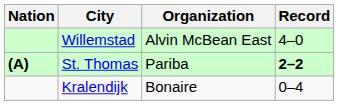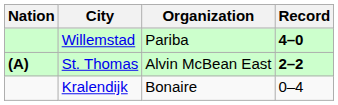(208, 40) Alvin McBean East -> (167, 40) Pariba
(291, 40) normal -> (291, 40) bold
(167, 64) Pariba -> (208, 64) Alvin McBean East
